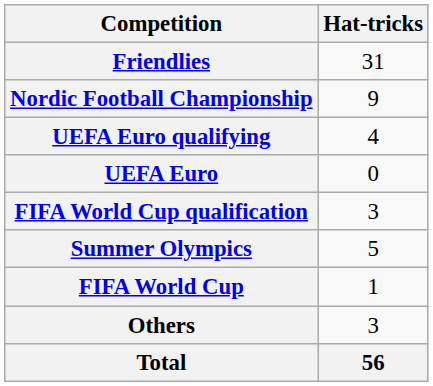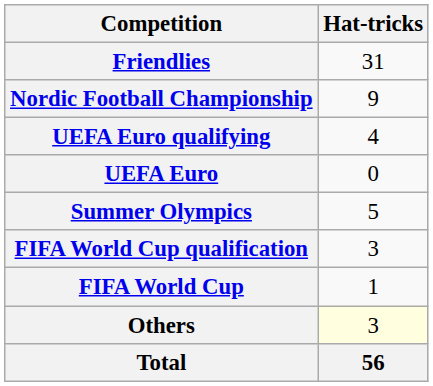rows swapped: (161, 249) <-> (161, 211)
(373, 324) no background -> (373, 324) lightyellow background
